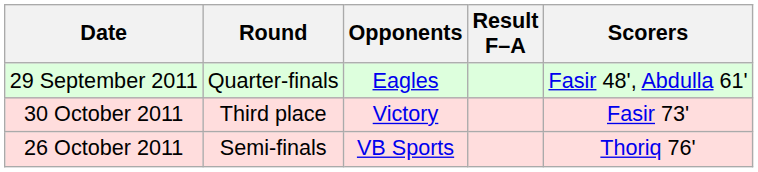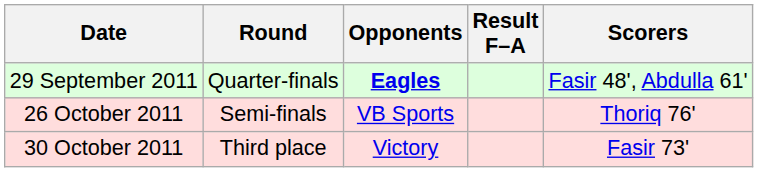(406, 80) normal -> (406, 80) bold
rows swapped: (104, 148) <-> (104, 114)
